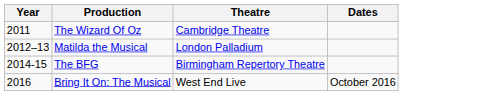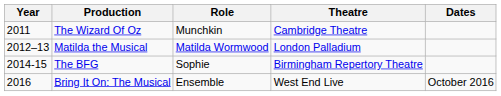+ column: (222, 13)
